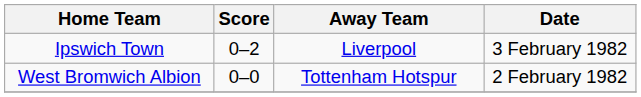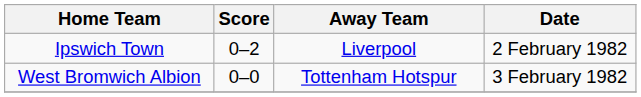(560, 48) 3 February 1982 -> (560, 48) 2 February 1982
(560, 77) 2 February 1982 -> (560, 77) 3 February 1982
